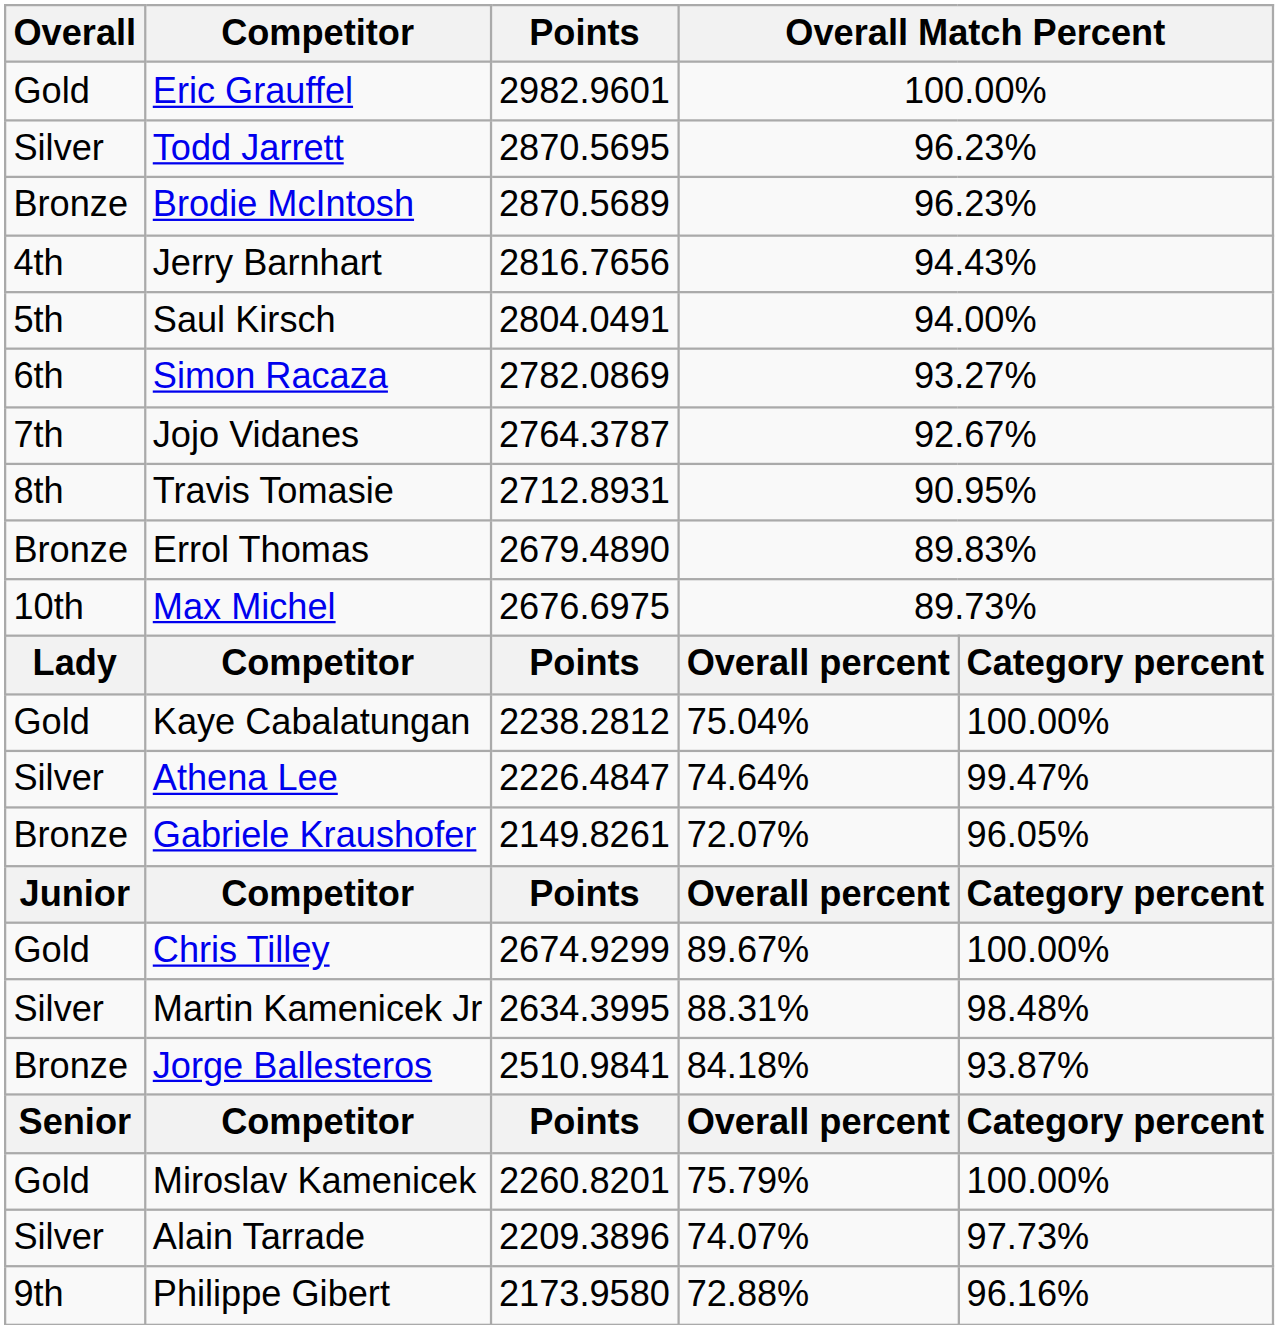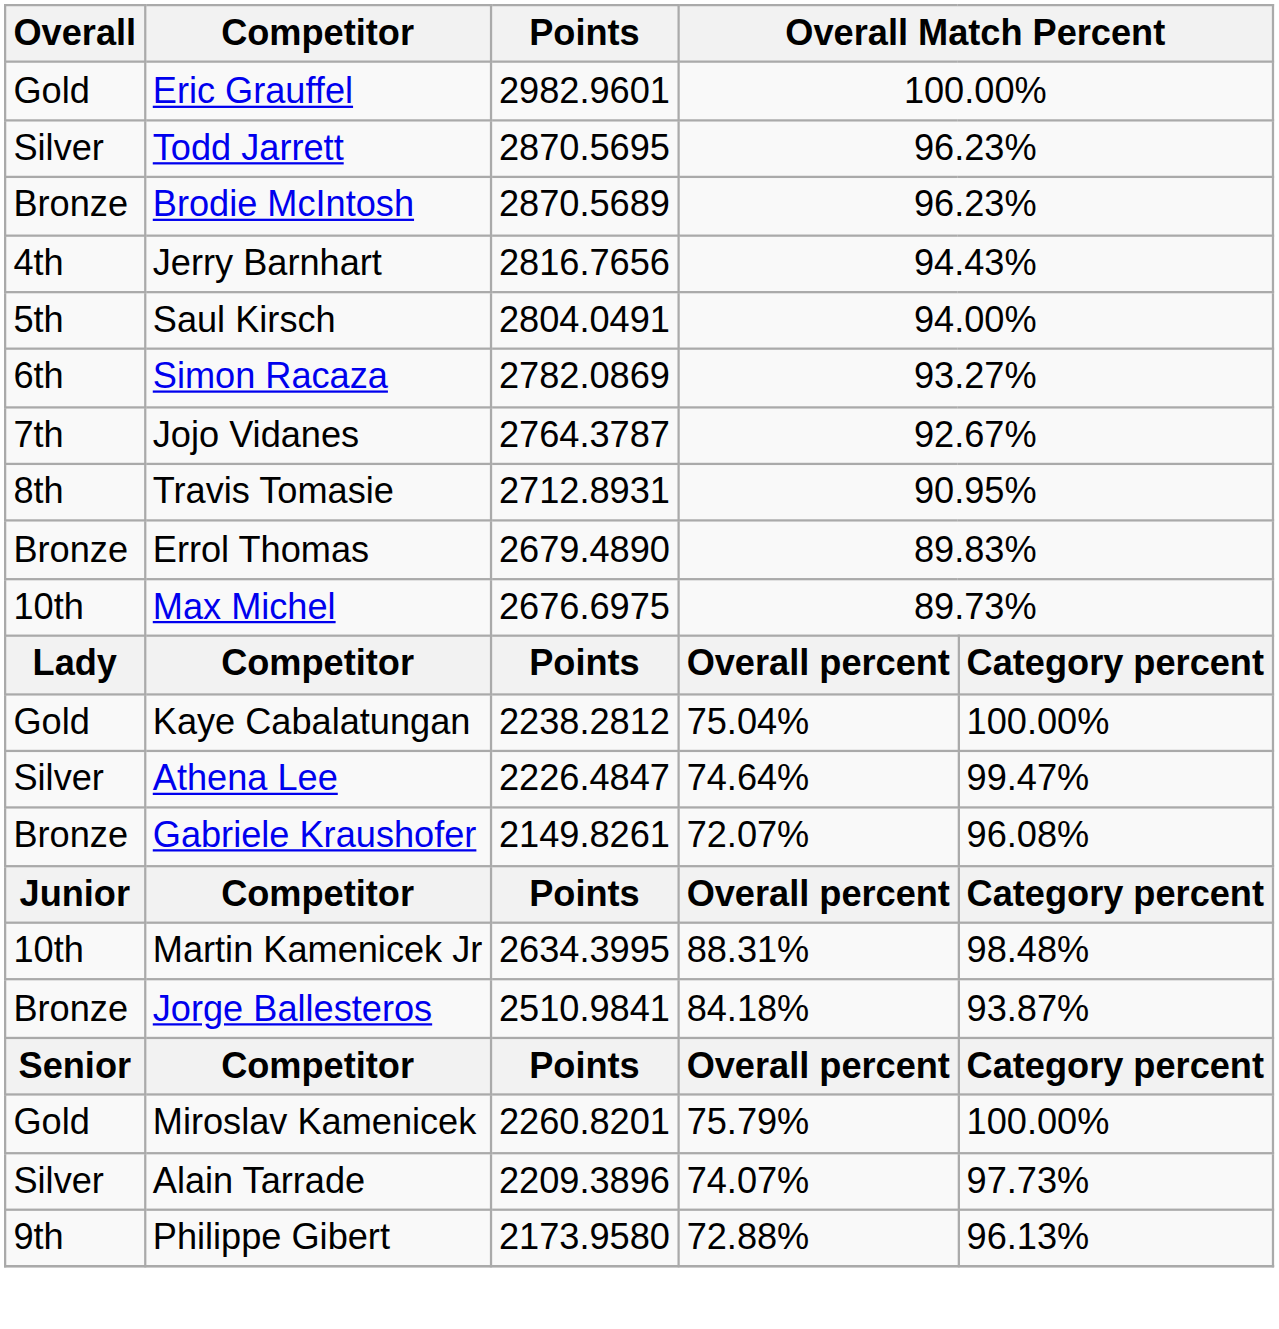(1028, 836) 96.05% -> (1028, 836) 96.08%
- row: (241, 950)
(59, 1008) Silver -> (49, 950) 10th
(1028, 1294) 96.16% -> (1028, 1237) 96.13%
